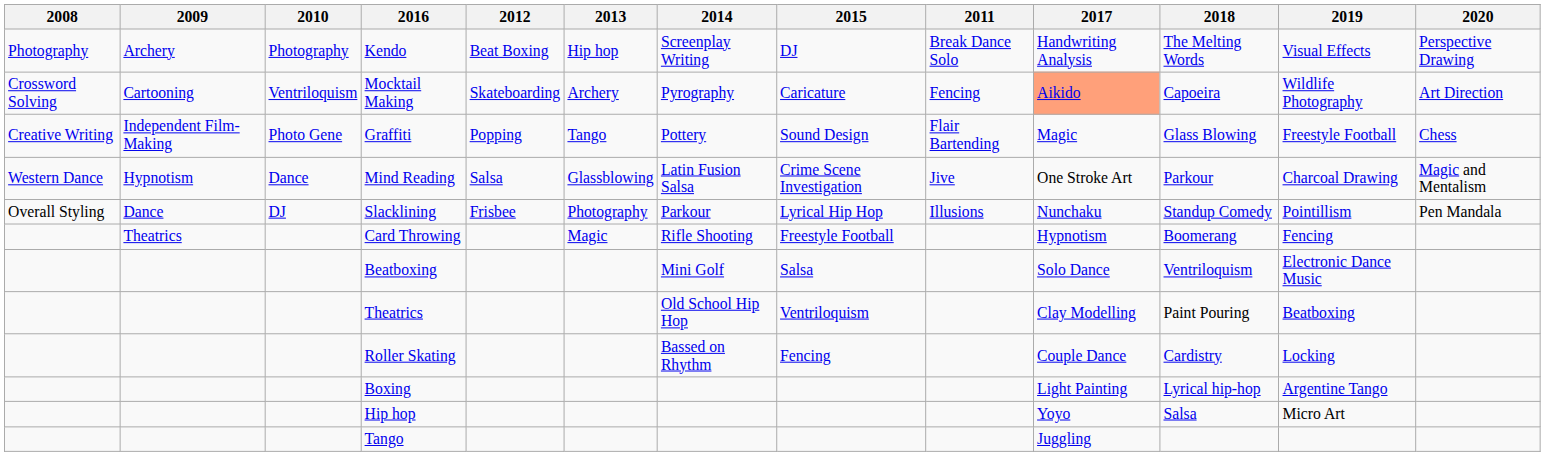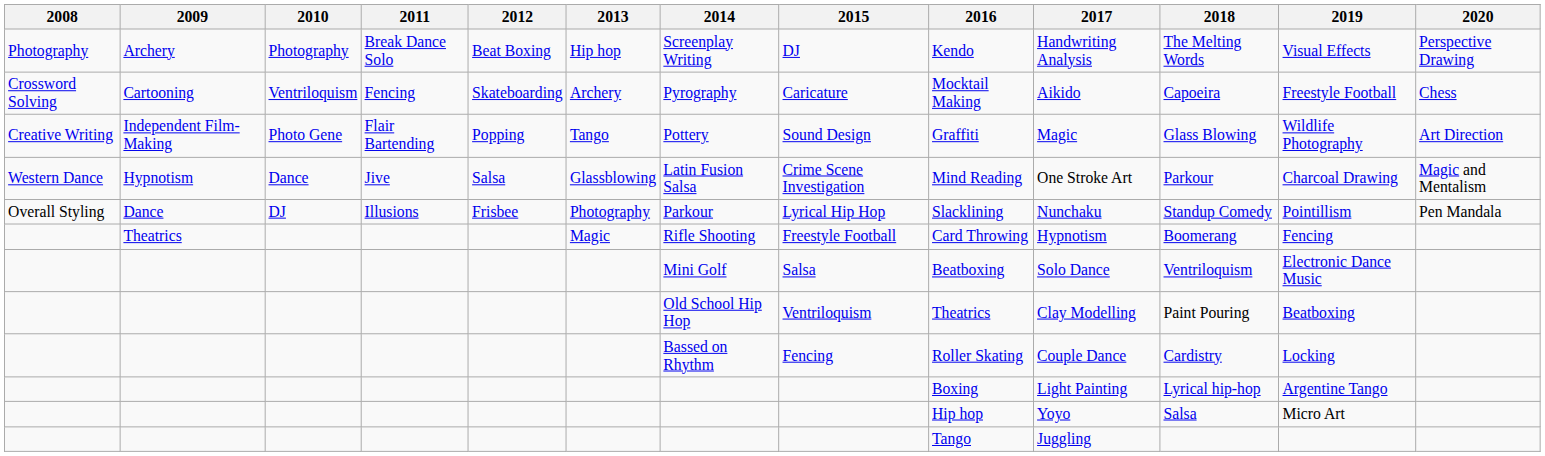columns swapped: (980, 16) <-> (414, 16)
(1059, 93) lightsalmon background -> (1059, 93) no background
(1323, 93) Wildlife Photography -> (1339, 93) Freestyle Football
(1461, 93) Art Direction -> (1438, 93) Chess
(1339, 135) Freestyle Football -> (1323, 135) Wildlife Photography
(1438, 135) Chess -> (1461, 135) Art Direction
